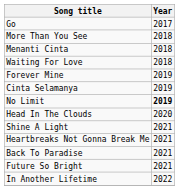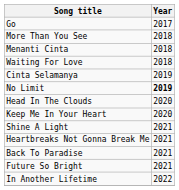- row: (35, 75)
+ row: (56, 114)
